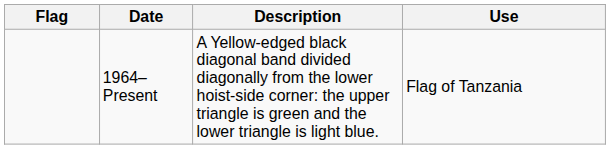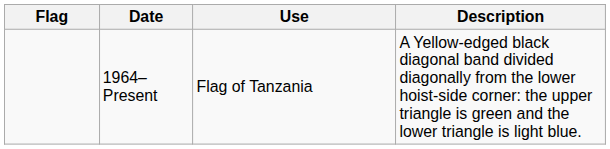columns swapped: (504, 17) <-> (298, 17)
